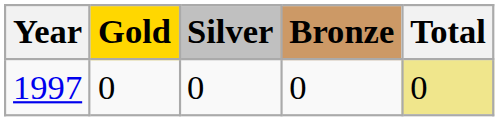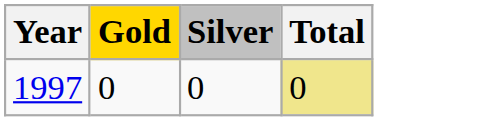- column: (342, 31)
